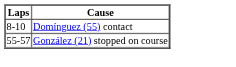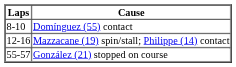+ row: (131, 40)
